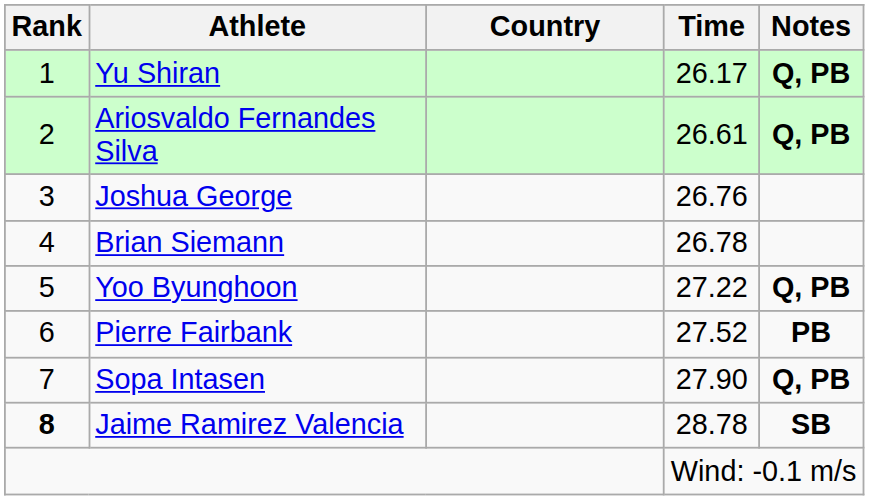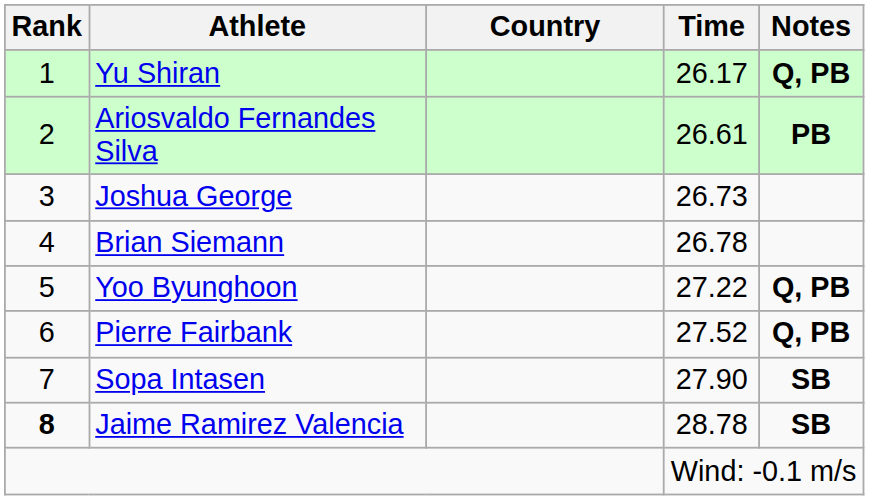(811, 134) Q, PB -> (811, 134) PB
(712, 196) 26.76 -> (712, 196) 26.73
(811, 333) PB -> (811, 333) Q, PB
(811, 379) Q, PB -> (811, 379) SB
